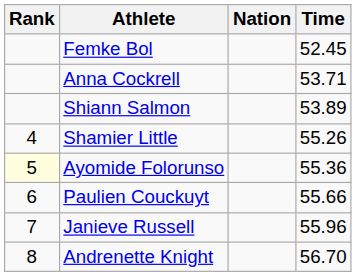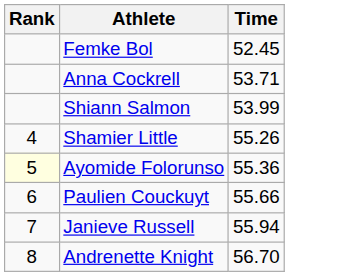- column: (262, 19)
(323, 108) 53.89 -> (256, 108) 53.99
(323, 227) 55.96 -> (256, 227) 55.94
